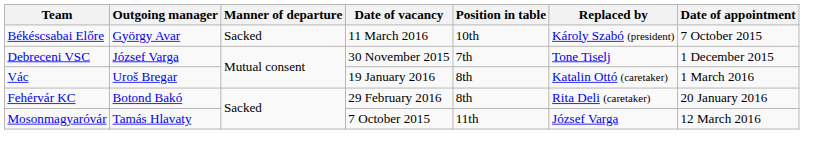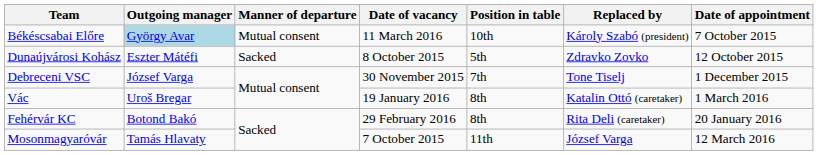(146, 35) no background -> (161, 35) lightblue background
(243, 35) Sacked -> (279, 35) Mutual consent
+ row: (64, 56)
